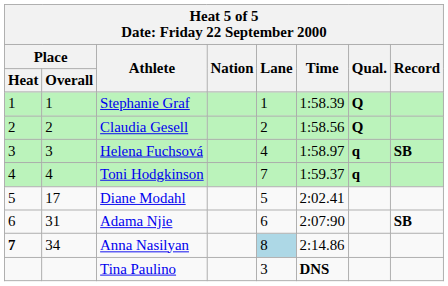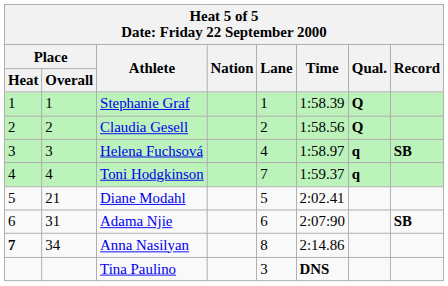(53, 198) 17 -> (53, 198) 21
(264, 245) lightblue background -> (264, 245) no background
